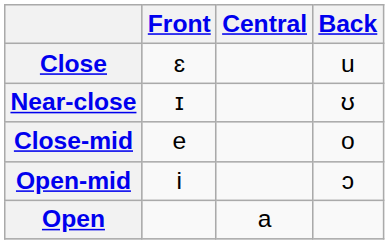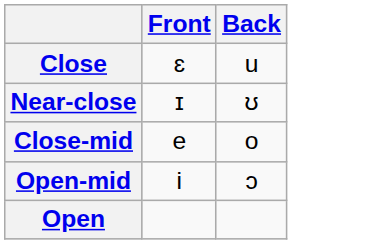- column: (265, 24)
